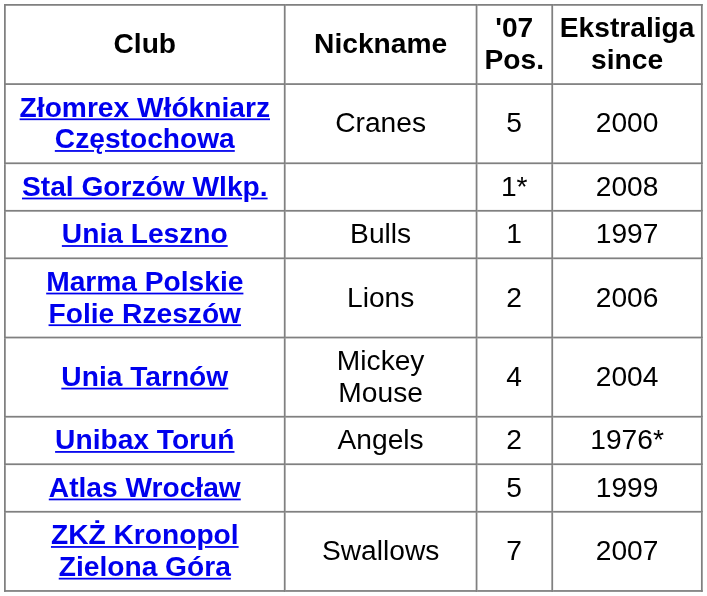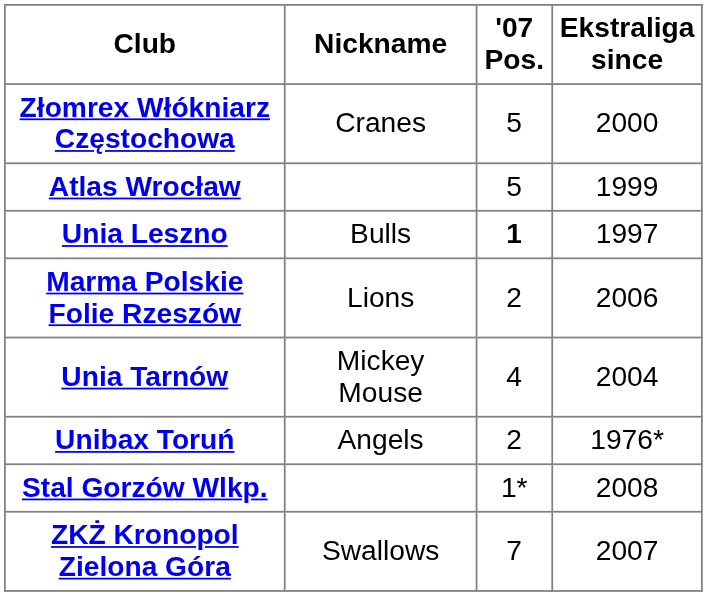rows swapped: (145, 186) <-> (145, 487)
(514, 234) normal -> (514, 234) bold
